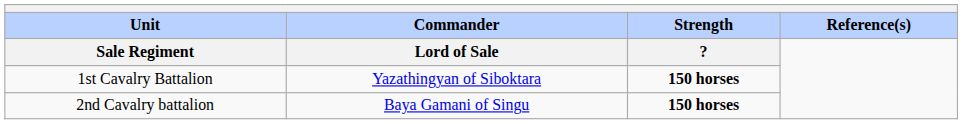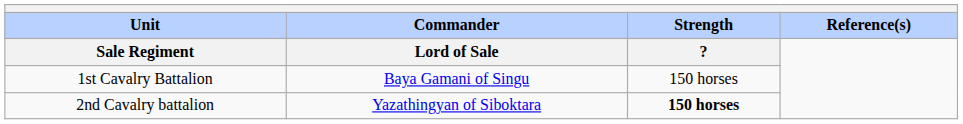(457, 78) Yazathingyan of Siboktara -> (457, 78) Baya Gamani of Singu
(704, 78) bold -> (704, 78) normal
(457, 105) Baya Gamani of Singu -> (457, 105) Yazathingyan of Siboktara
